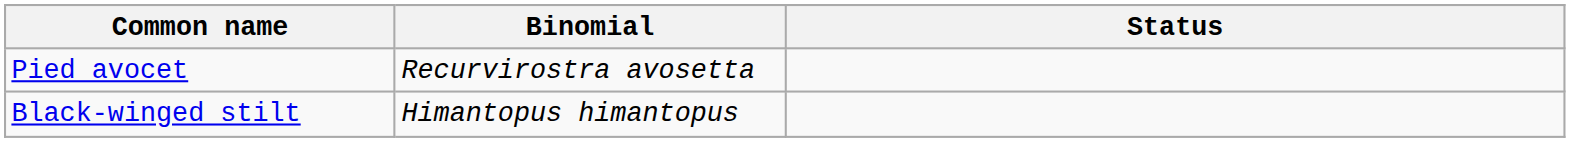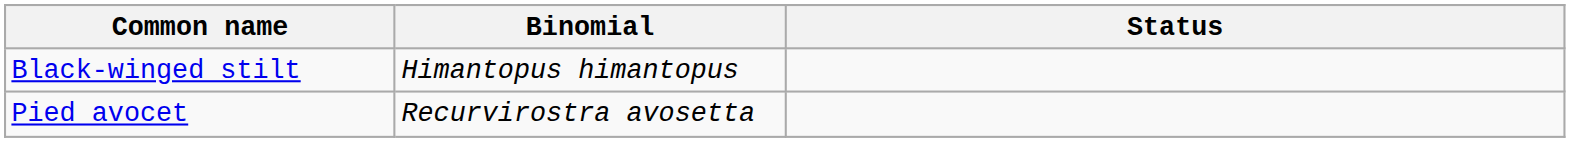rows swapped: (156, 114) <-> (100, 70)
